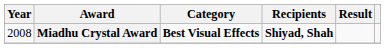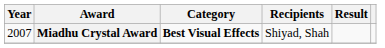(19, 33) 2008 -> (19, 33) 2007
(299, 33) bold -> (297, 33) normal
